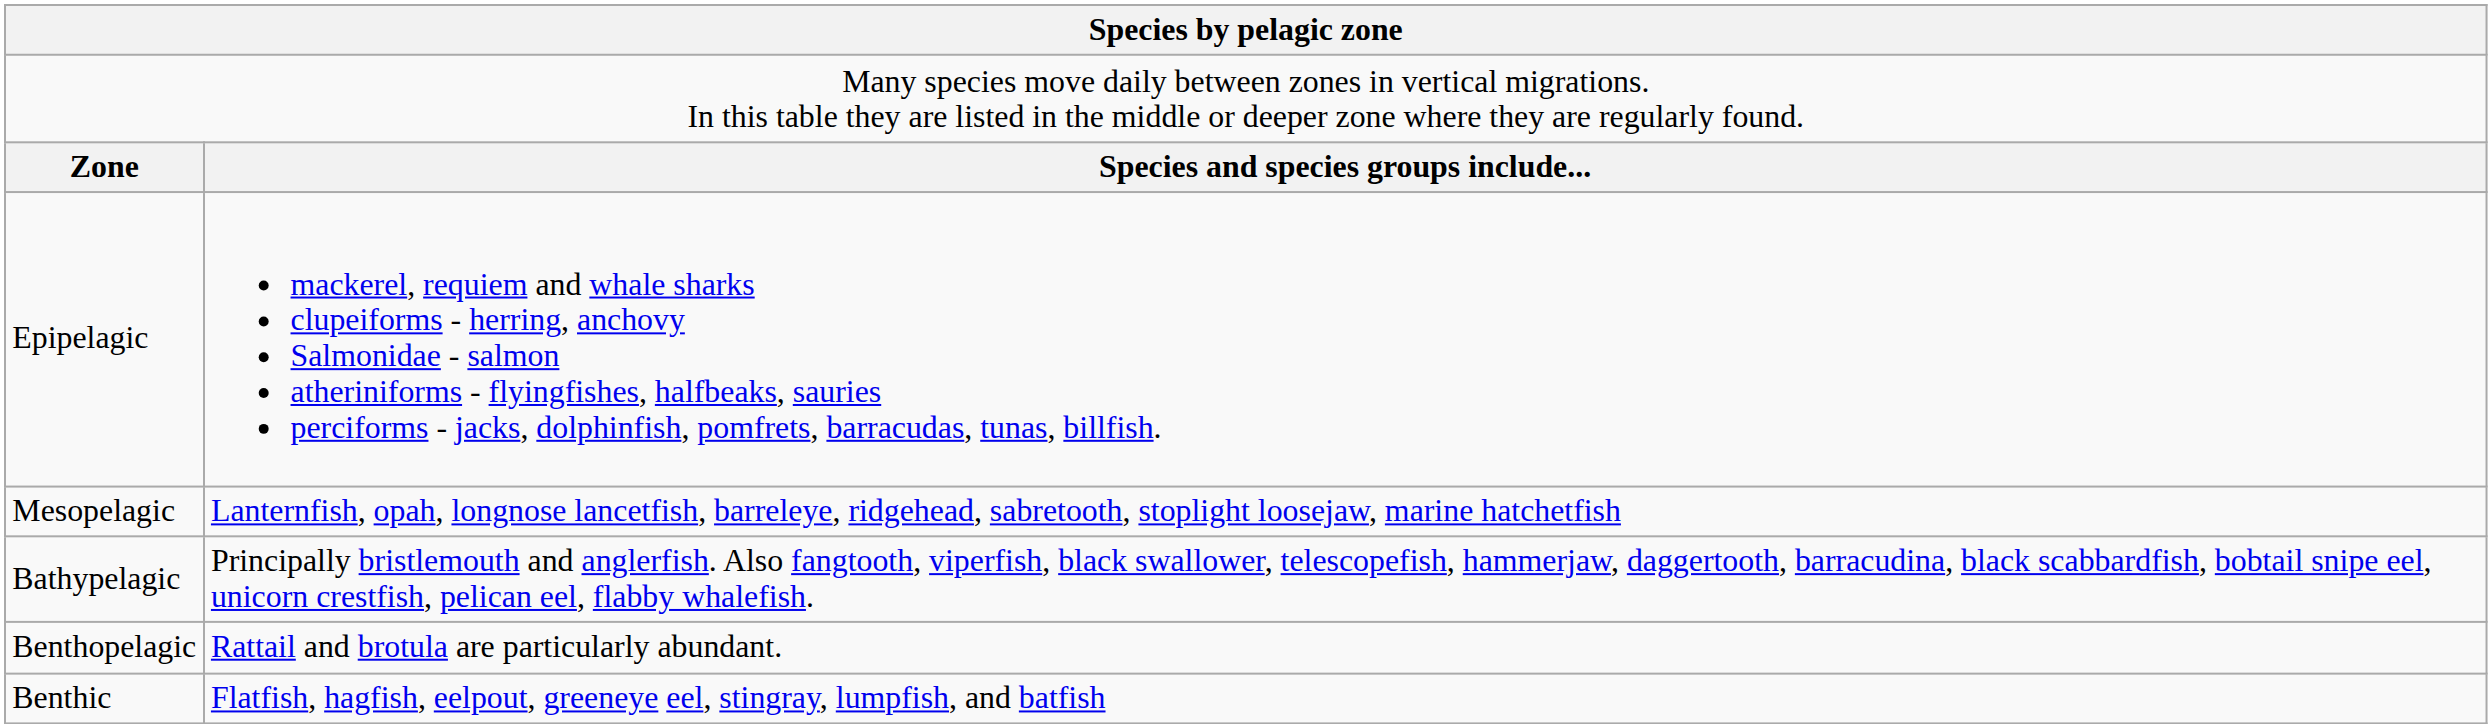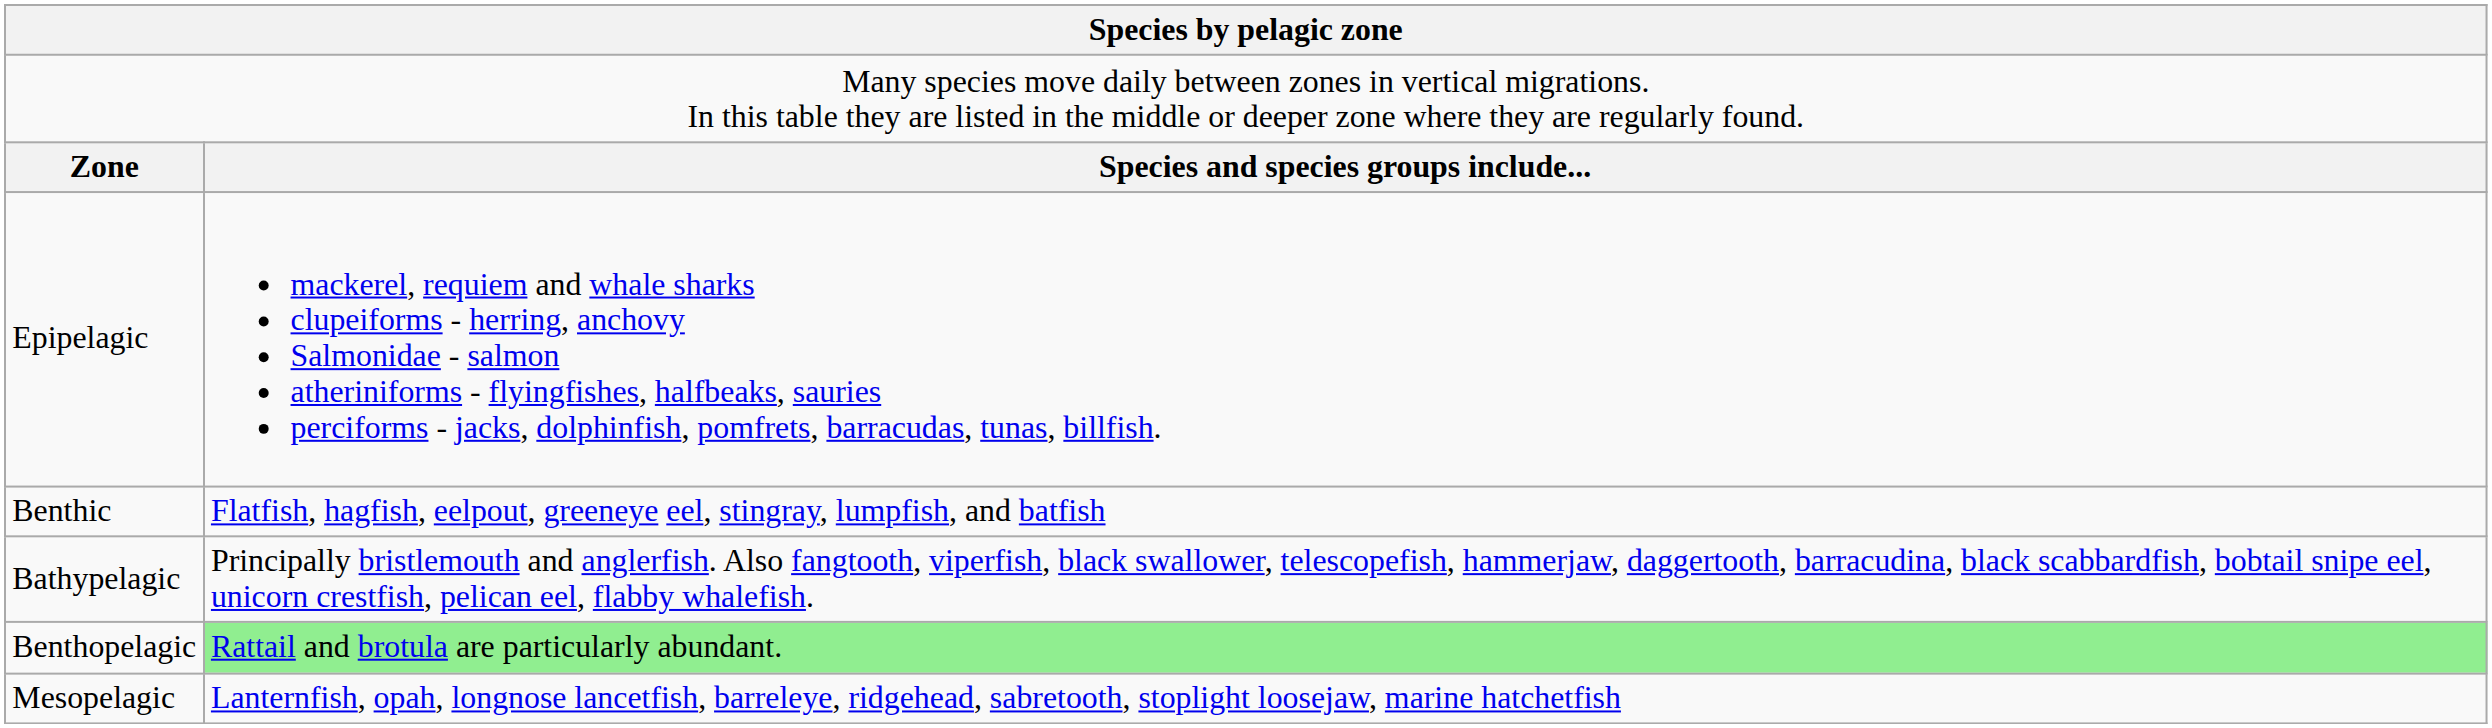rows swapped: (94, 510) <-> (62, 697)
(497, 647) no background -> (497, 647) lightgreen background
